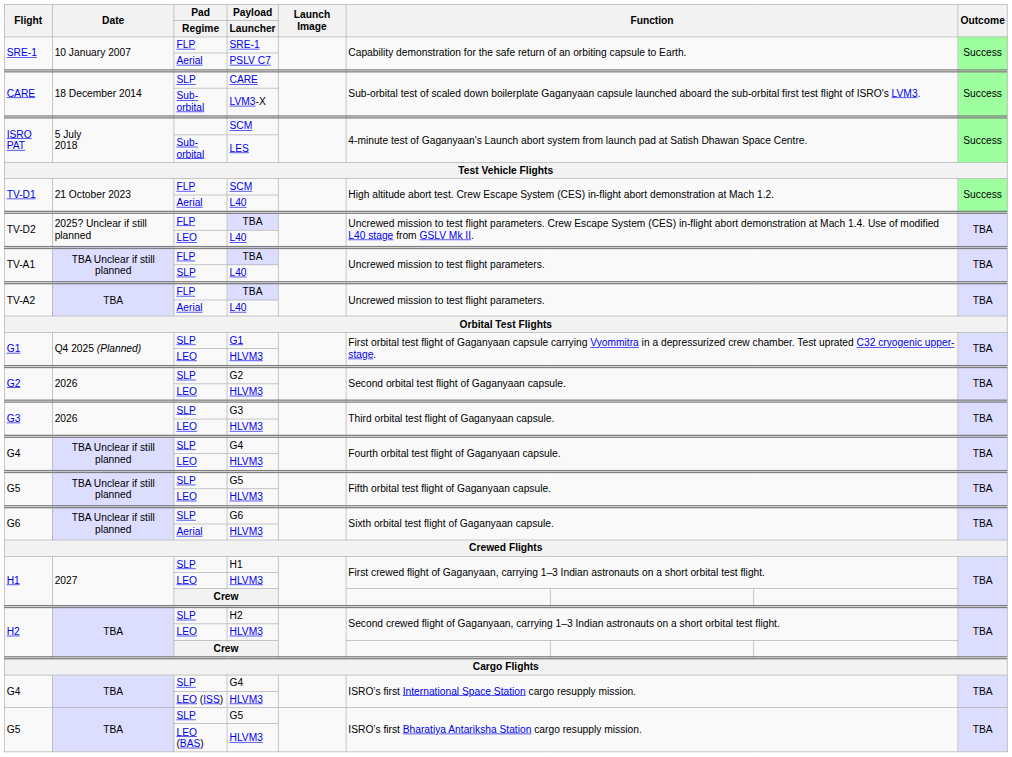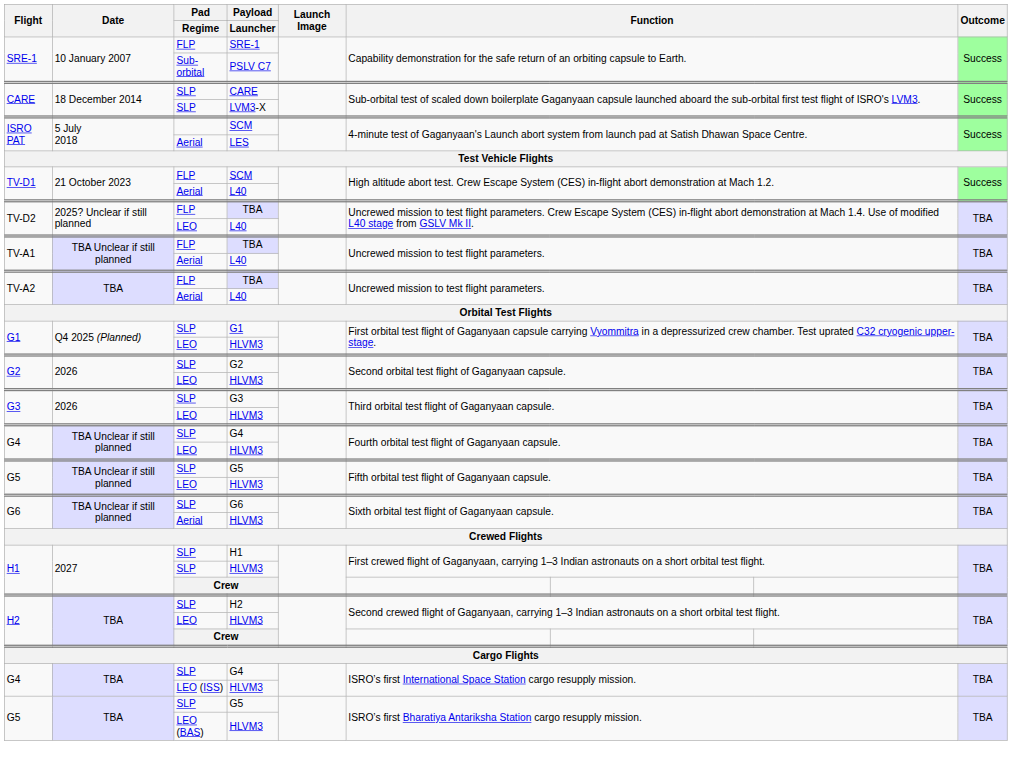(190, 61) Aerial -> (190, 67) Sub-orbital
(190, 102) Sub-orbital -> (186, 107) SLP
(190, 148) Sub-orbital -> (190, 142) Aerial
(186, 273) SLP -> (190, 261) Aerial
(187, 580) LEO -> (186, 569) SLP
